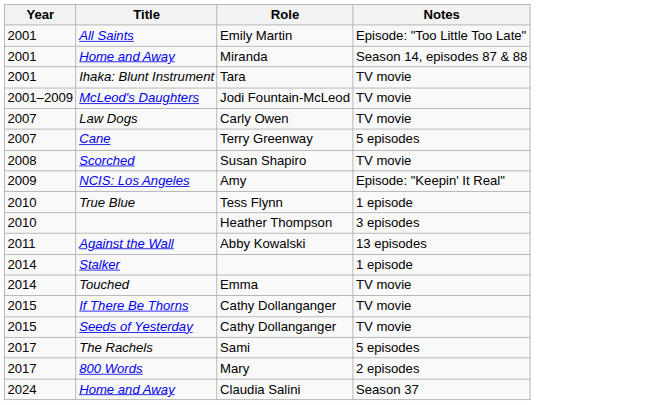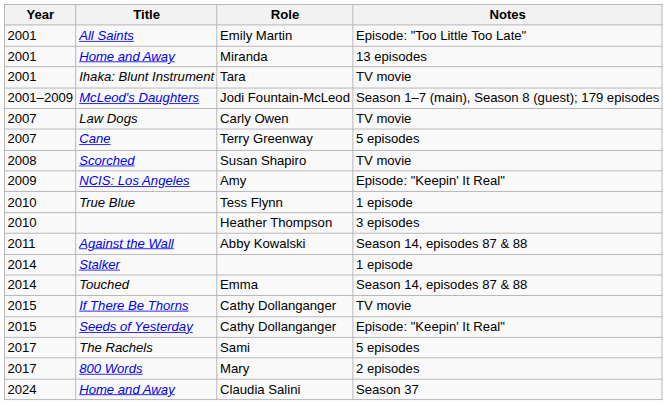(442, 56) Season 14, episodes 87 & 88 -> (391, 56) 13 episodes
(384, 98) TV movie -> (508, 98) Season 1–7 (main), Season 8 (guest); 179 episodes
(391, 243) 13 episodes -> (442, 243) Season 14, episodes 87 & 88
(384, 285) TV movie -> (442, 285) Season 14, episodes 87 & 88
(384, 327) TV movie -> (430, 327) Episode: "Keepin' It Real"
